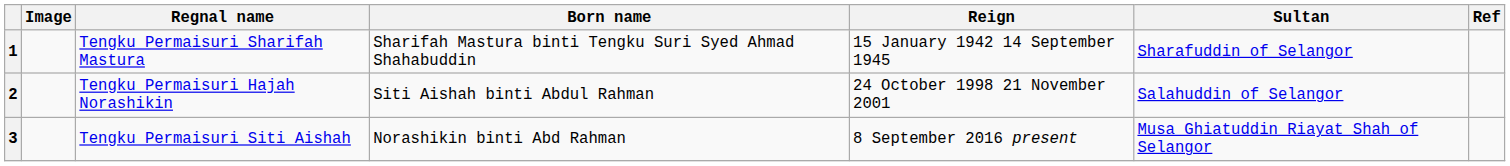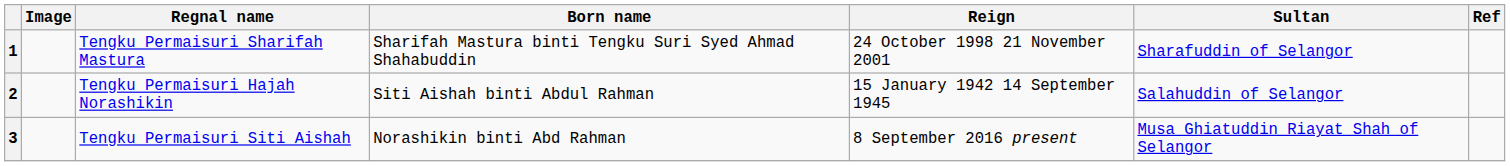(984, 52) 15 January 1942 14 September 1945 -> (979, 52) 24 October 1998 21 November 2001
(979, 95) 24 October 1998 21 November 2001 -> (984, 95) 15 January 1942 14 September 1945
